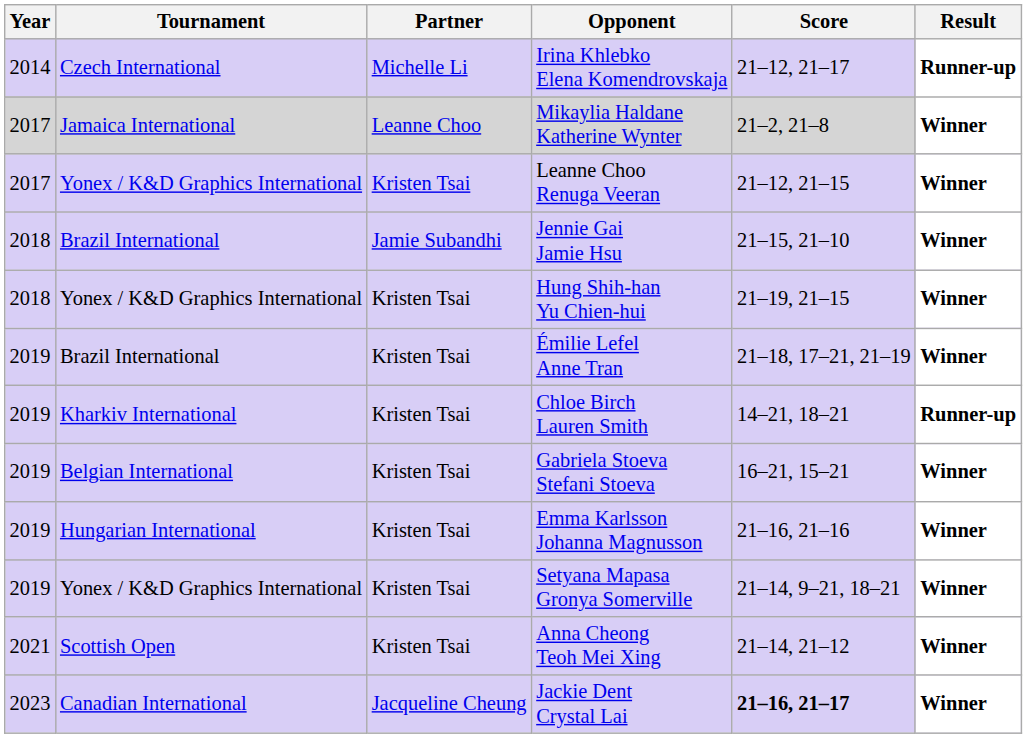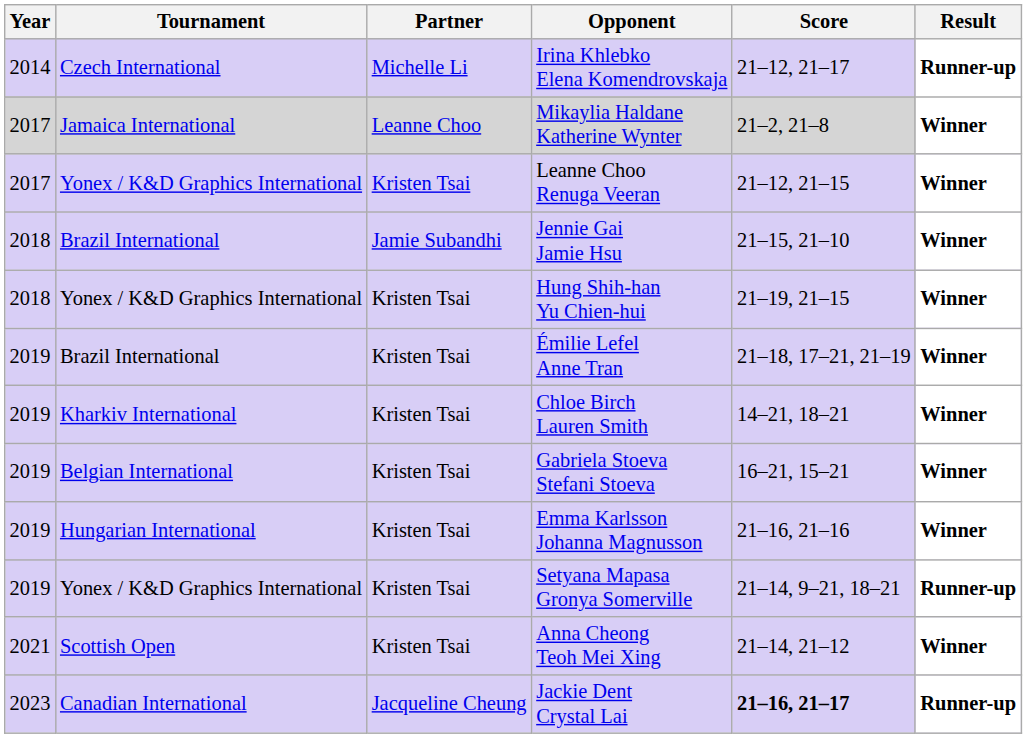(968, 414) Runner-up -> (954, 414) Winner
(954, 588) Winner -> (968, 588) Runner-up
(954, 704) Winner -> (968, 704) Runner-up
